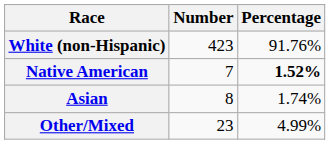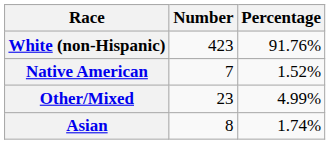(298, 71) bold -> (299, 71) normal
rows swapped: (87, 98) <-> (87, 125)
